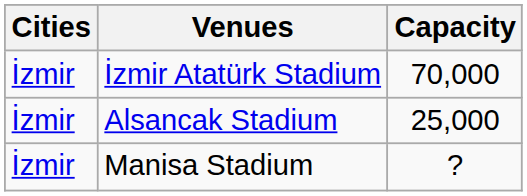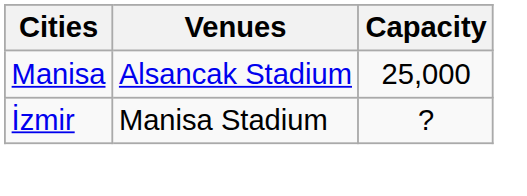- row: (243, 73)
(43, 119) İzmir -> (59, 73) Manisa
